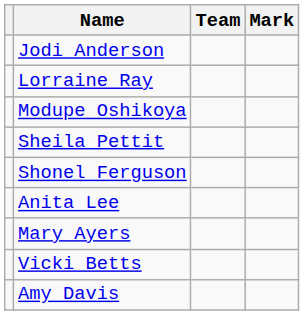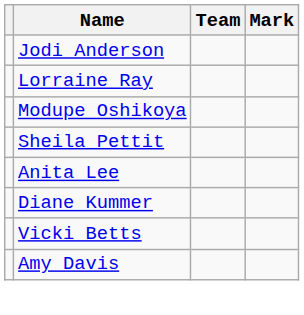- row: (102, 173)
- row: (74, 234)
+ row: (85, 203)
